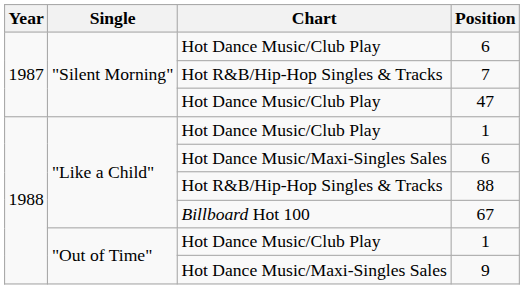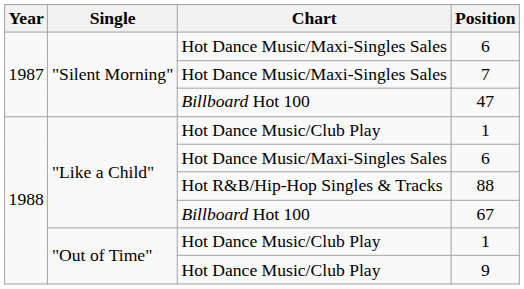(281, 46) Hot Dance Music/Club Play -> (314, 46) Hot Dance Music/Maxi-Singles Sales
(312, 74) Hot R&B/Hip-Hop Singles & Tracks -> (314, 74) Hot Dance Music/Maxi-Singles Sales
(281, 102) Hot Dance Music/Club Play -> (246, 102) Billboard Hot 100
(314, 269) Hot Dance Music/Maxi-Singles Sales -> (281, 269) Hot Dance Music/Club Play
